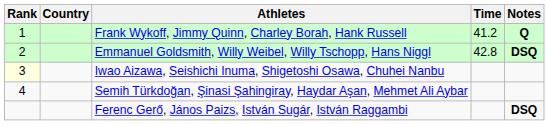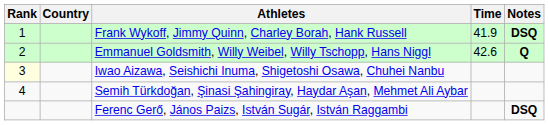(485, 33) 41.2 -> (485, 33) 41.9
(524, 33) Q -> (524, 33) DSQ
(485, 52) 42.8 -> (485, 52) 42.6
(524, 52) DSQ -> (524, 52) Q
